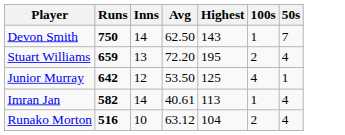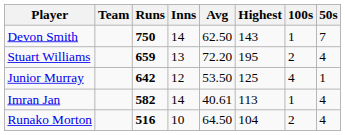+ column: (114, 15)
(180, 120) 63.12 -> (217, 120) 64.50
